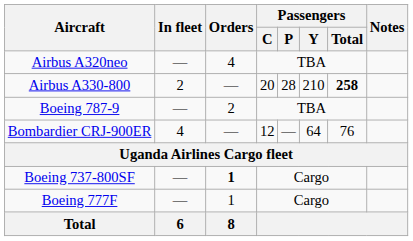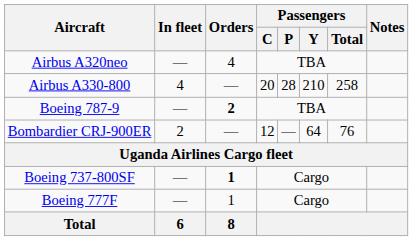(180, 85) 2 -> (180, 85) 4
(347, 85) bold -> (347, 85) normal
(231, 108) normal -> (231, 108) bold
(180, 131) 4 -> (180, 131) 2
